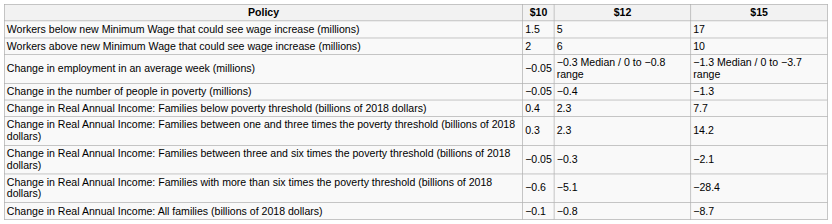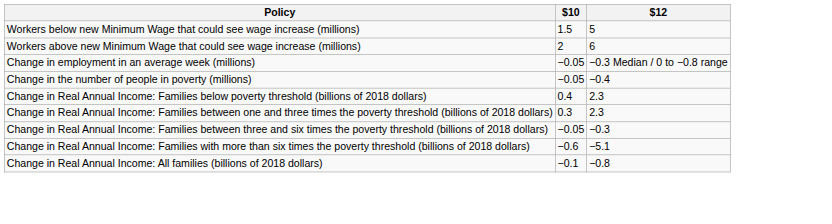- column: (759, 12)
